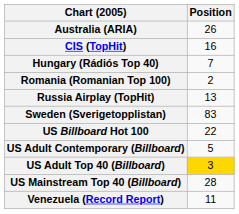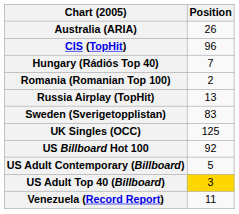(211, 47) 16 -> (211, 47) 96
+ row: (96, 132)
(211, 132) 22 -> (211, 149) 92
- row: (96, 183)
